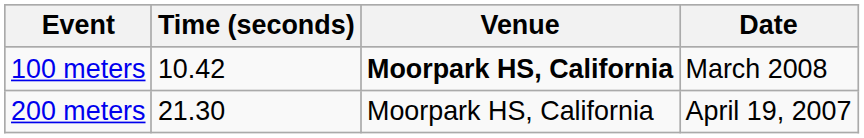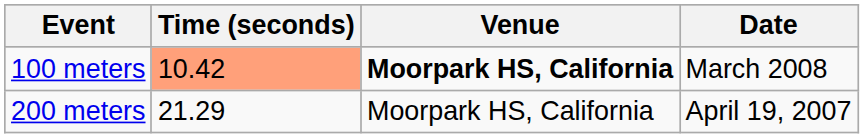(192, 68) no background -> (192, 68) lightsalmon background
(192, 111) 21.30 -> (192, 111) 21.29
